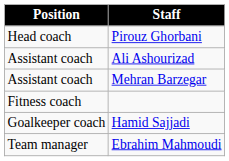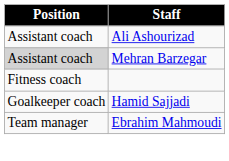- row: (157, 36)
(50, 79) no background -> (50, 58) lightgrey background
